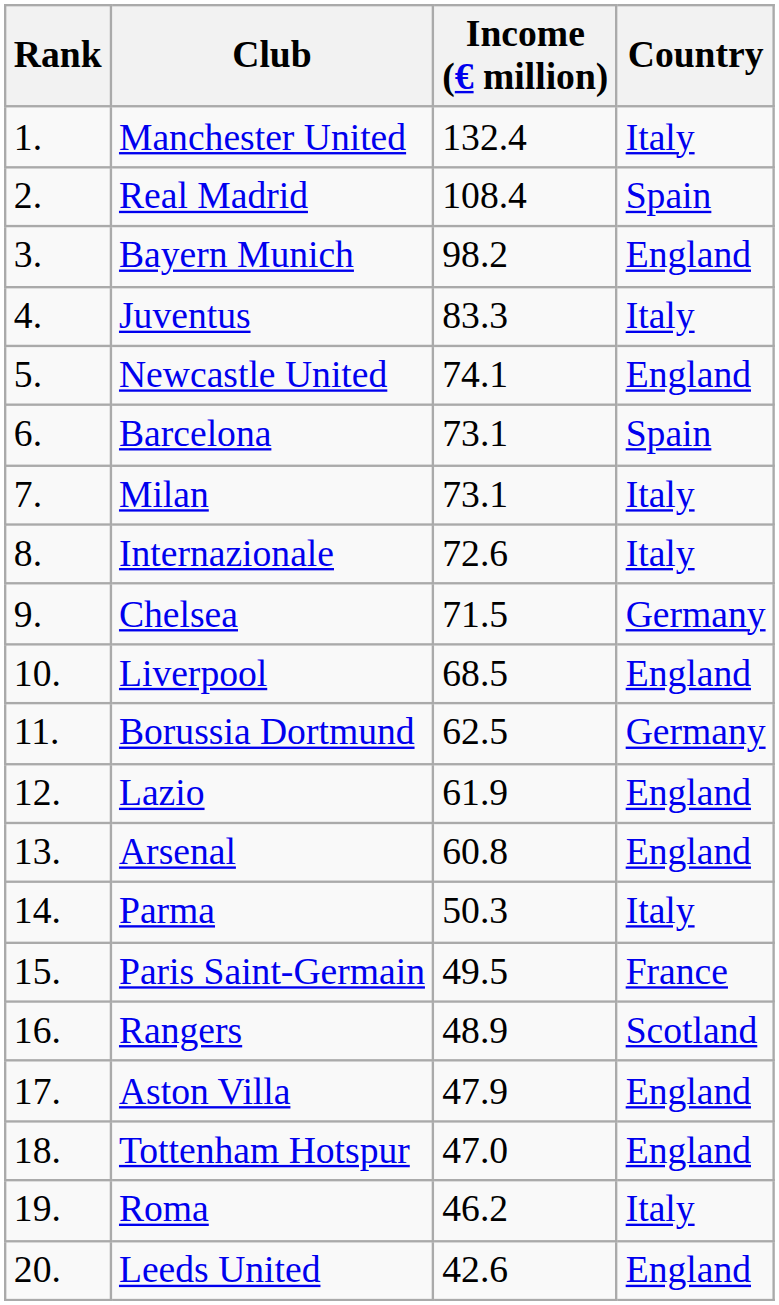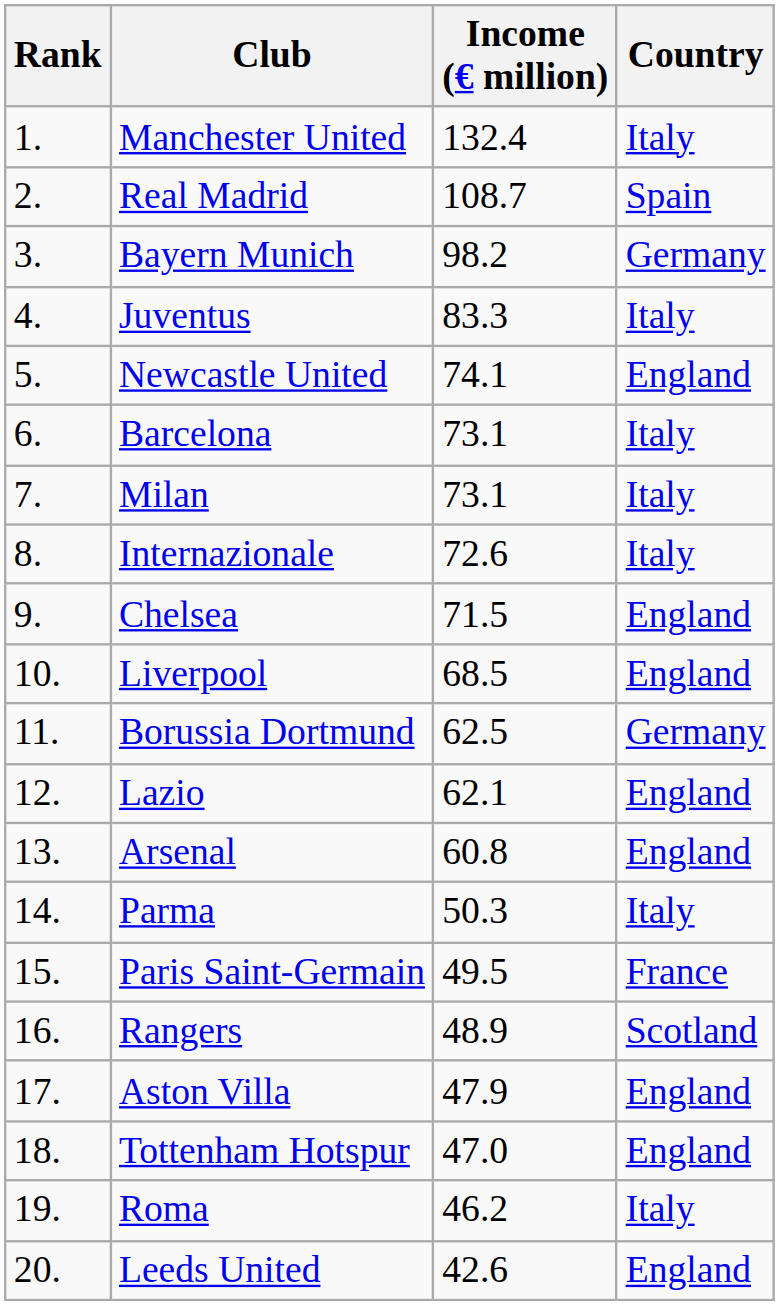(485, 195) 108.4 -> (485, 195) 108.7
(688, 255) England -> (696, 255) Germany
(669, 434) Spain -> (660, 434) Italy
(696, 613) Germany -> (688, 613) England
(475, 792) 61.9 -> (475, 792) 62.1
